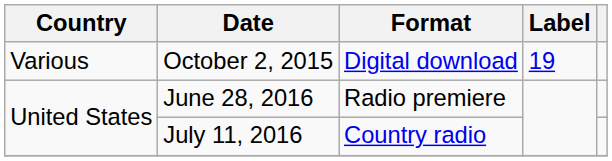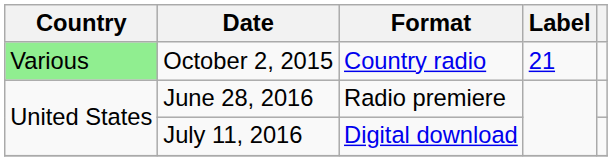(49, 60) no background -> (49, 60) lightgreen background
(431, 60) Digital download -> (415, 60) Country radio
(542, 60) 19 -> (542, 60) 21
(415, 135) Country radio -> (431, 135) Digital download
